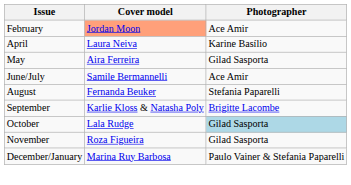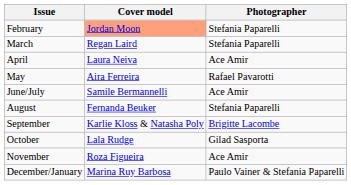(228, 28) Ace Amir -> (244, 28) Stefania Paparelli
+ row: (20, 44)
(238, 44) Karine Basílio -> (228, 60) Ace Amir
(238, 60) Gilad Sasporta -> (241, 76) Rafael Pavarotti
(238, 124) lightblue background -> (238, 140) no background
(238, 140) Gilad Sasporta -> (228, 156) Ace Amir
